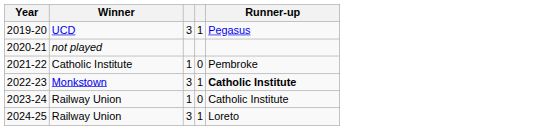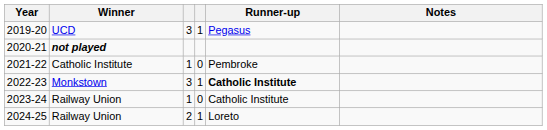+ column: (441, 13)
(77, 47) normal -> (79, 47) bold
(189, 116) 3 -> (189, 116) 2
